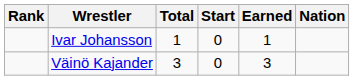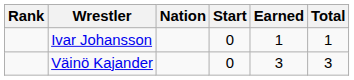columns swapped: (322, 16) <-> (177, 16)
